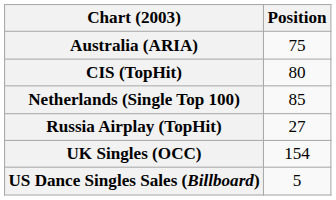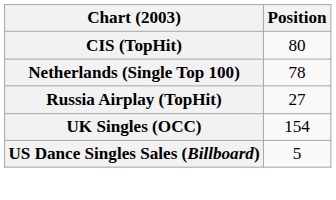- row: (134, 45)
(297, 99) 85 -> (297, 72) 78
